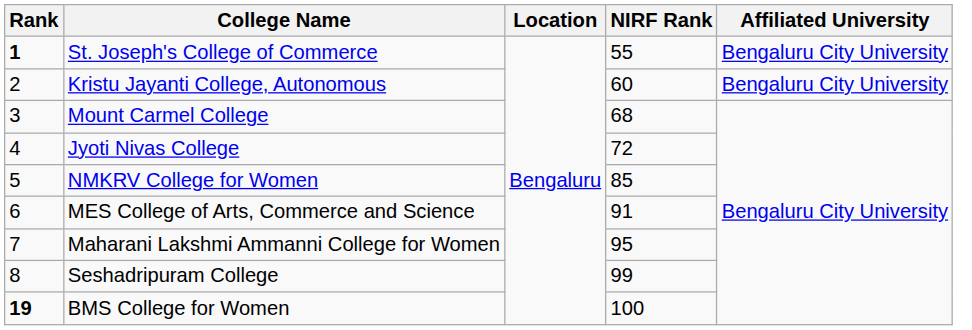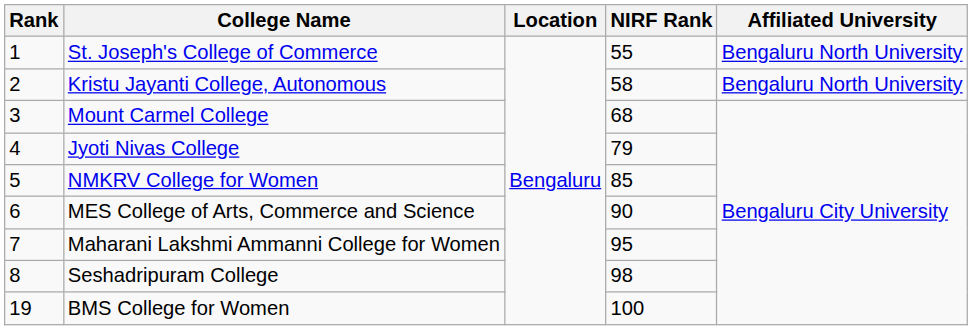(15, 52) bold -> (15, 52) normal
(835, 52) Bengaluru City University -> (842, 52) Bengaluru North University
(622, 84) 60 -> (622, 84) 58
(835, 84) Bengaluru City University -> (842, 84) Bengaluru North University
(622, 148) 72 -> (622, 148) 79
(622, 212) 91 -> (622, 212) 90
(622, 276) 99 -> (622, 276) 98
(20, 308) bold -> (20, 308) normal
